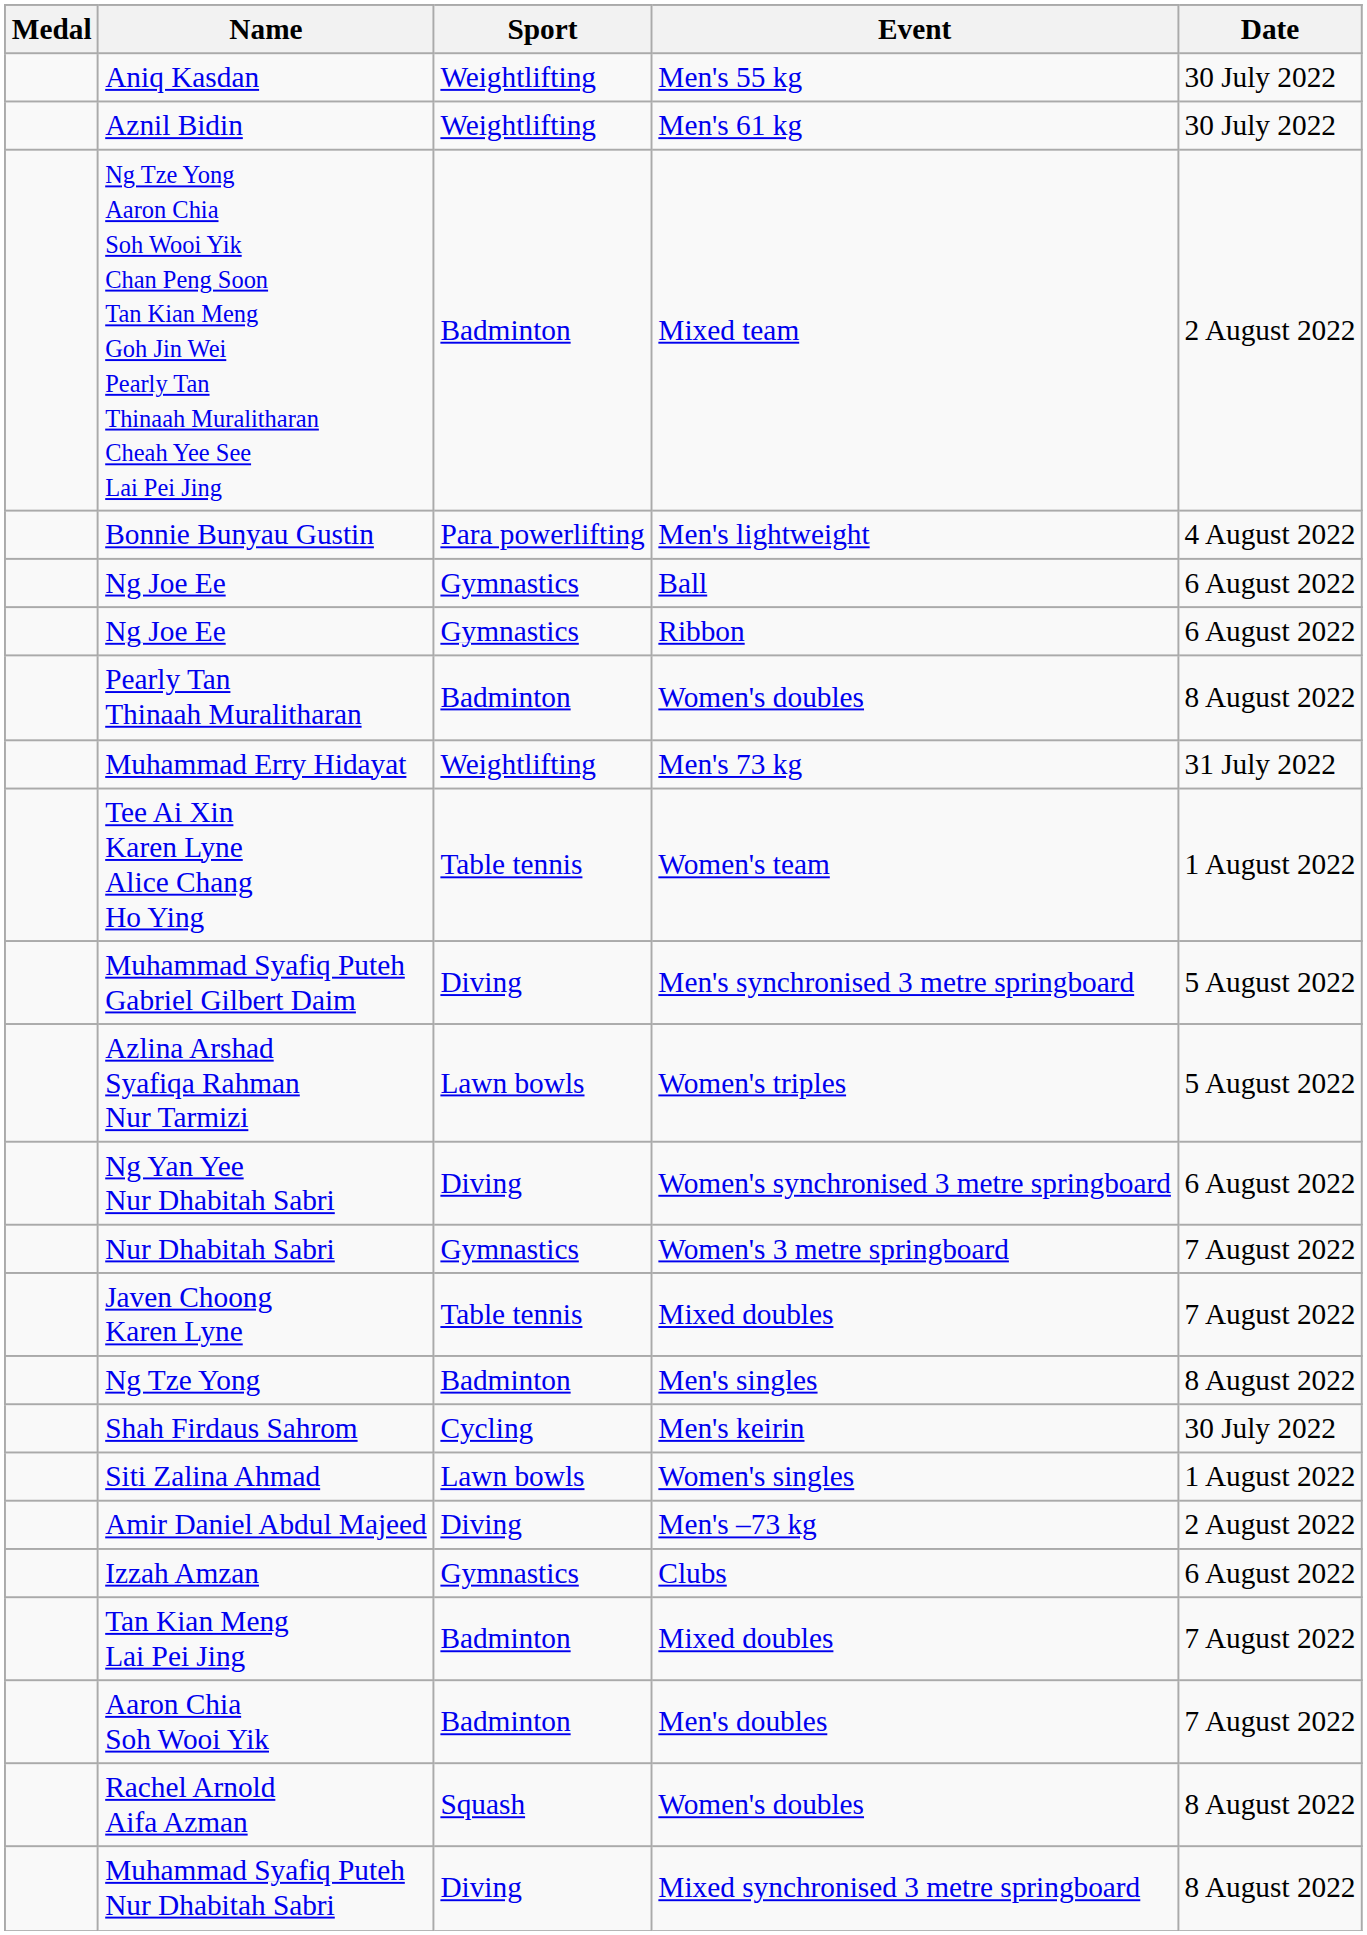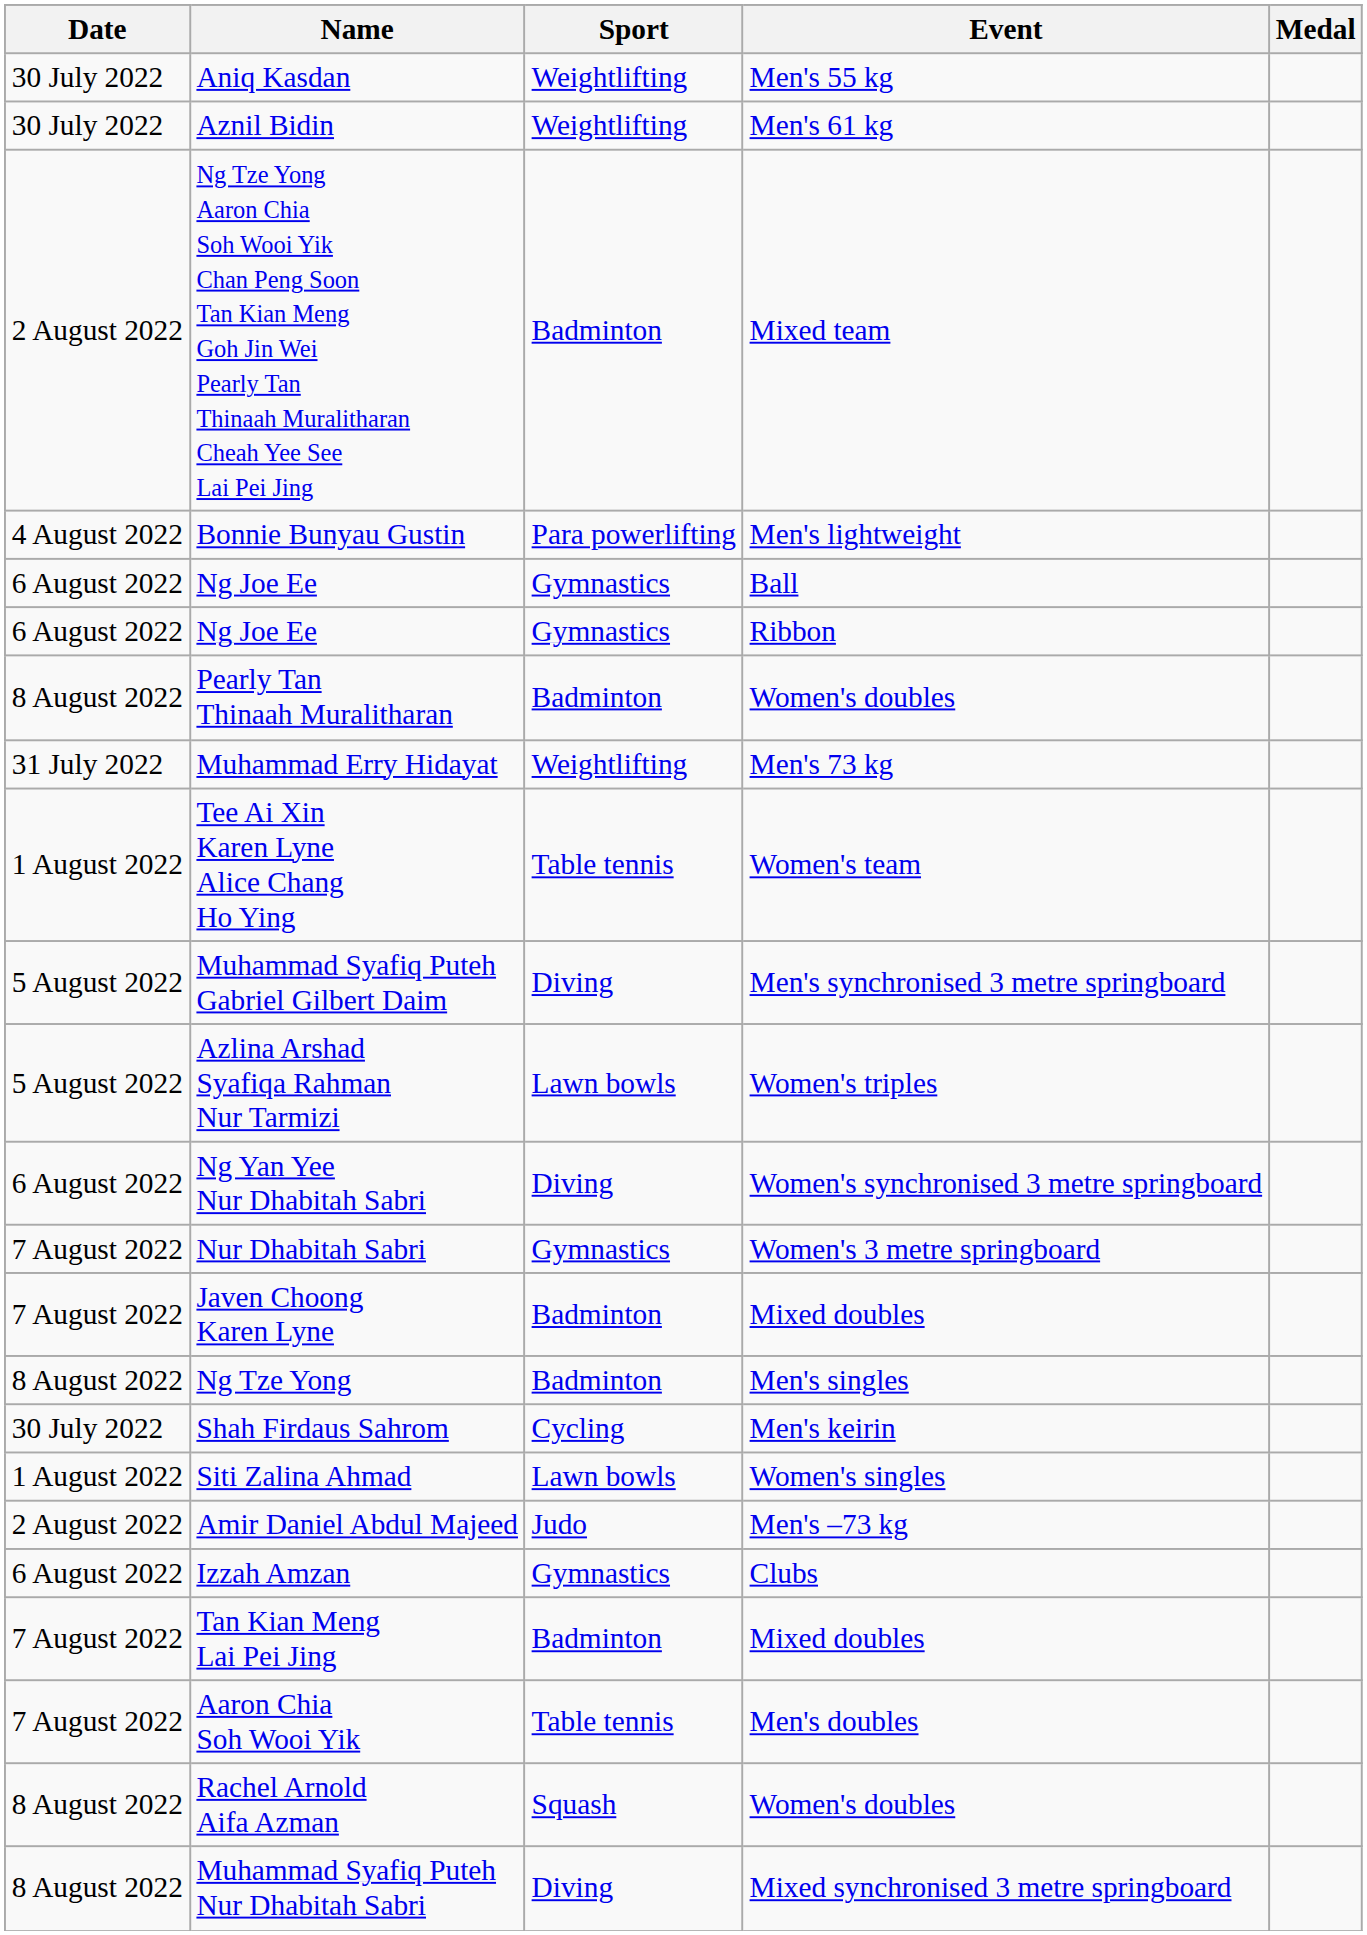columns swapped: (52, 28) <-> (1270, 28)
(511, 1314) Table tennis -> (597, 1314) Badminton
(481, 1524) Diving -> (559, 1524) Judo
(506, 1722) Badminton -> (603, 1722) Table tennis
